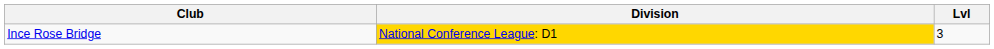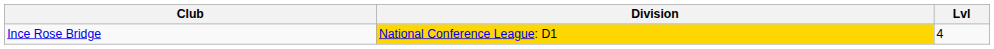(940, 33) 3 -> (940, 33) 4
